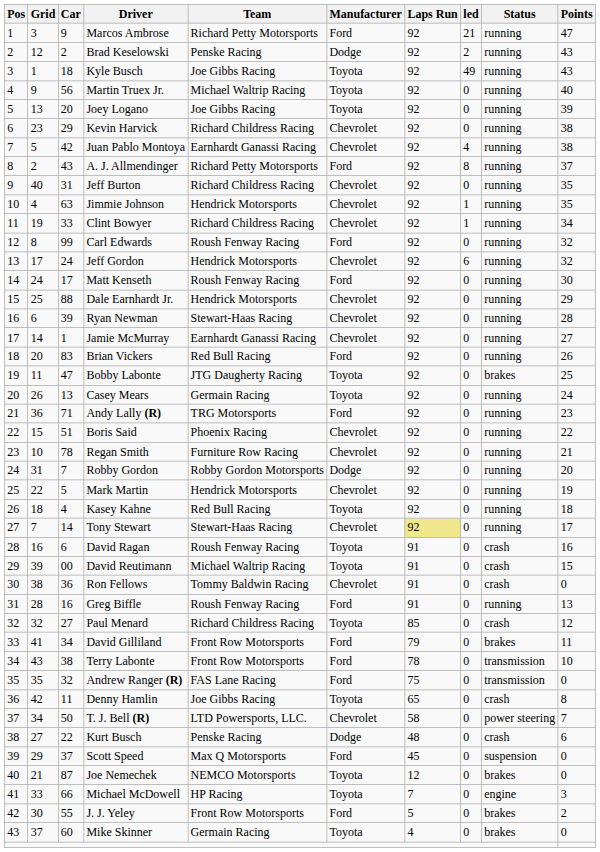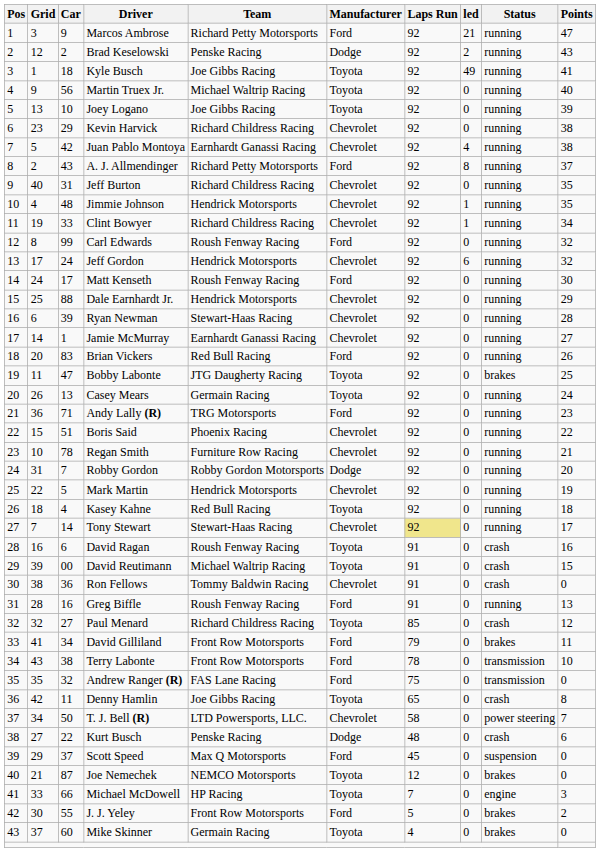(567, 71) 43 -> (567, 71) 41
(67, 109) 20 -> (67, 109) 10
(67, 204) 63 -> (67, 204) 48
